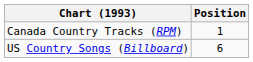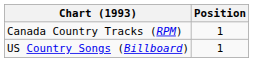(220, 48) 6 -> (220, 48) 1
